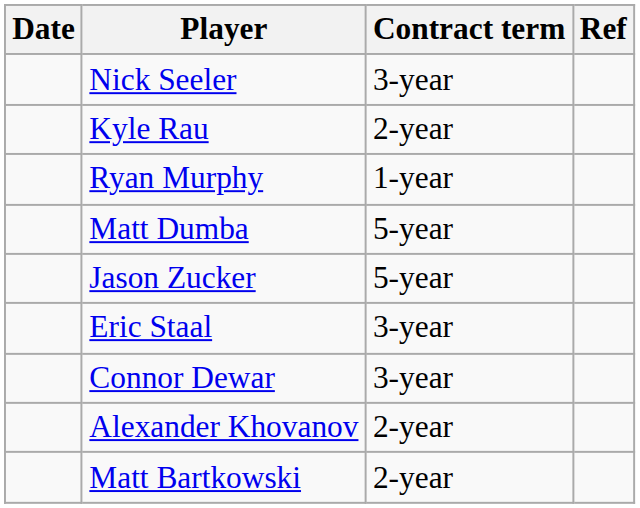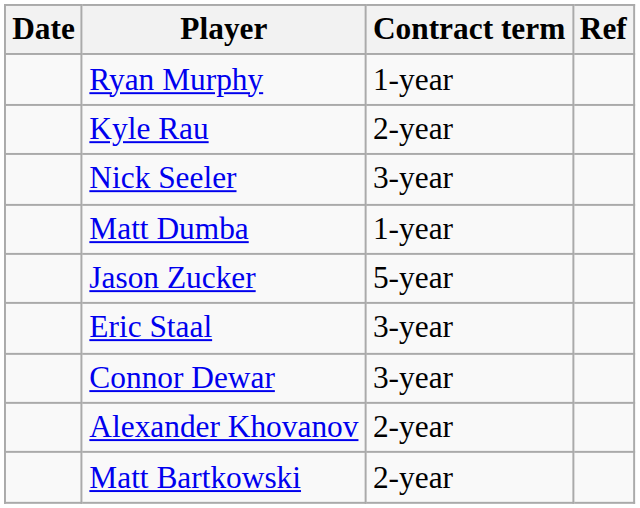rows swapped: (176, 178) <-> (163, 79)
(413, 228) 5-year -> (413, 228) 1-year
